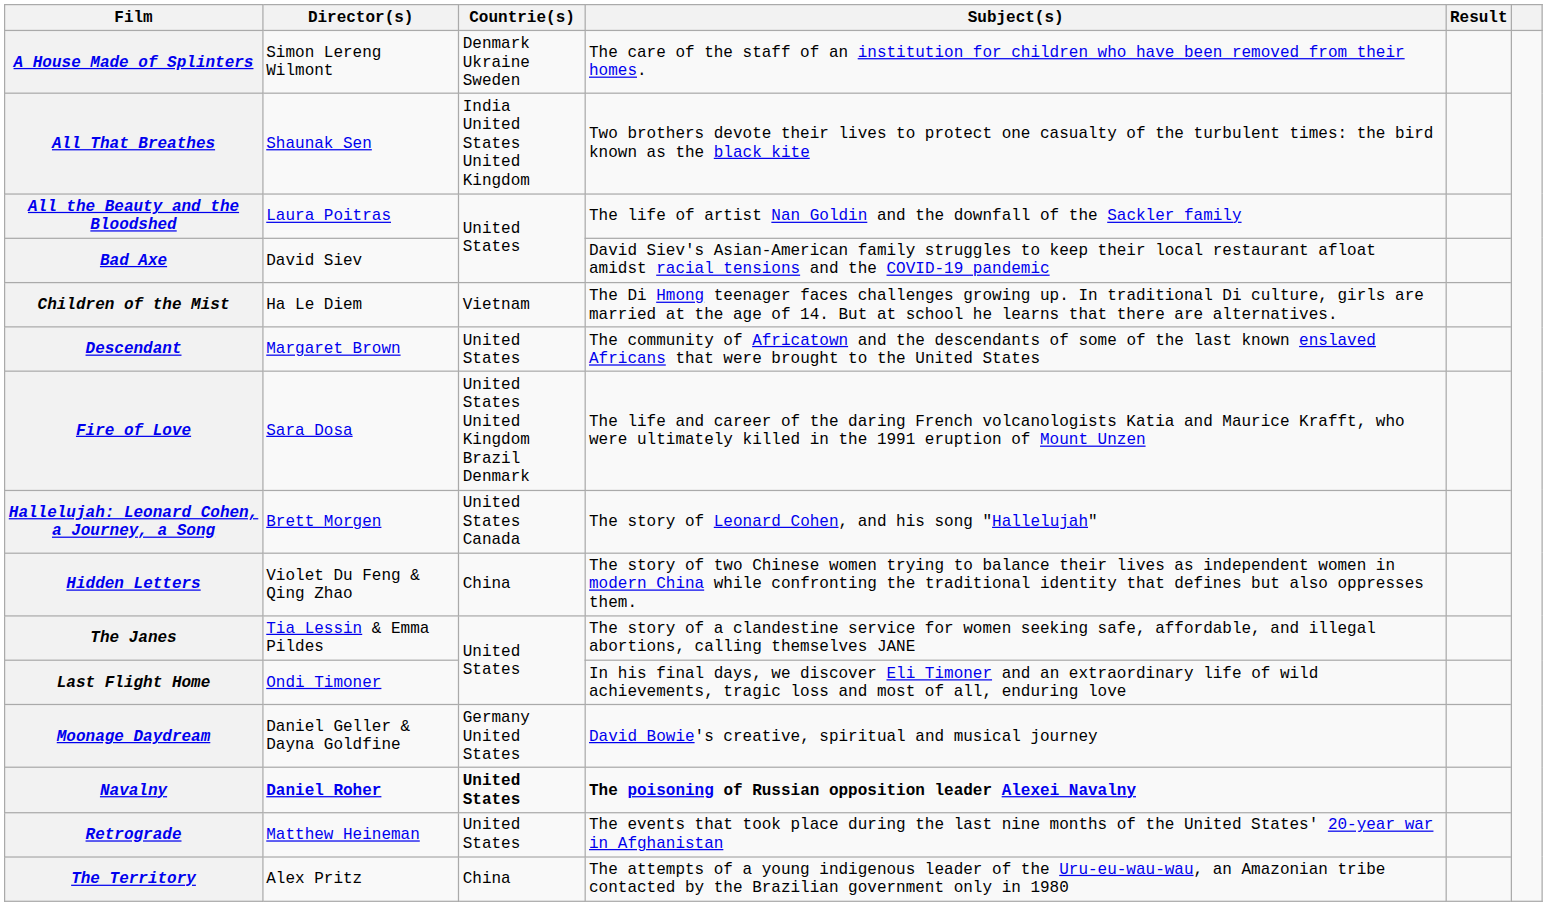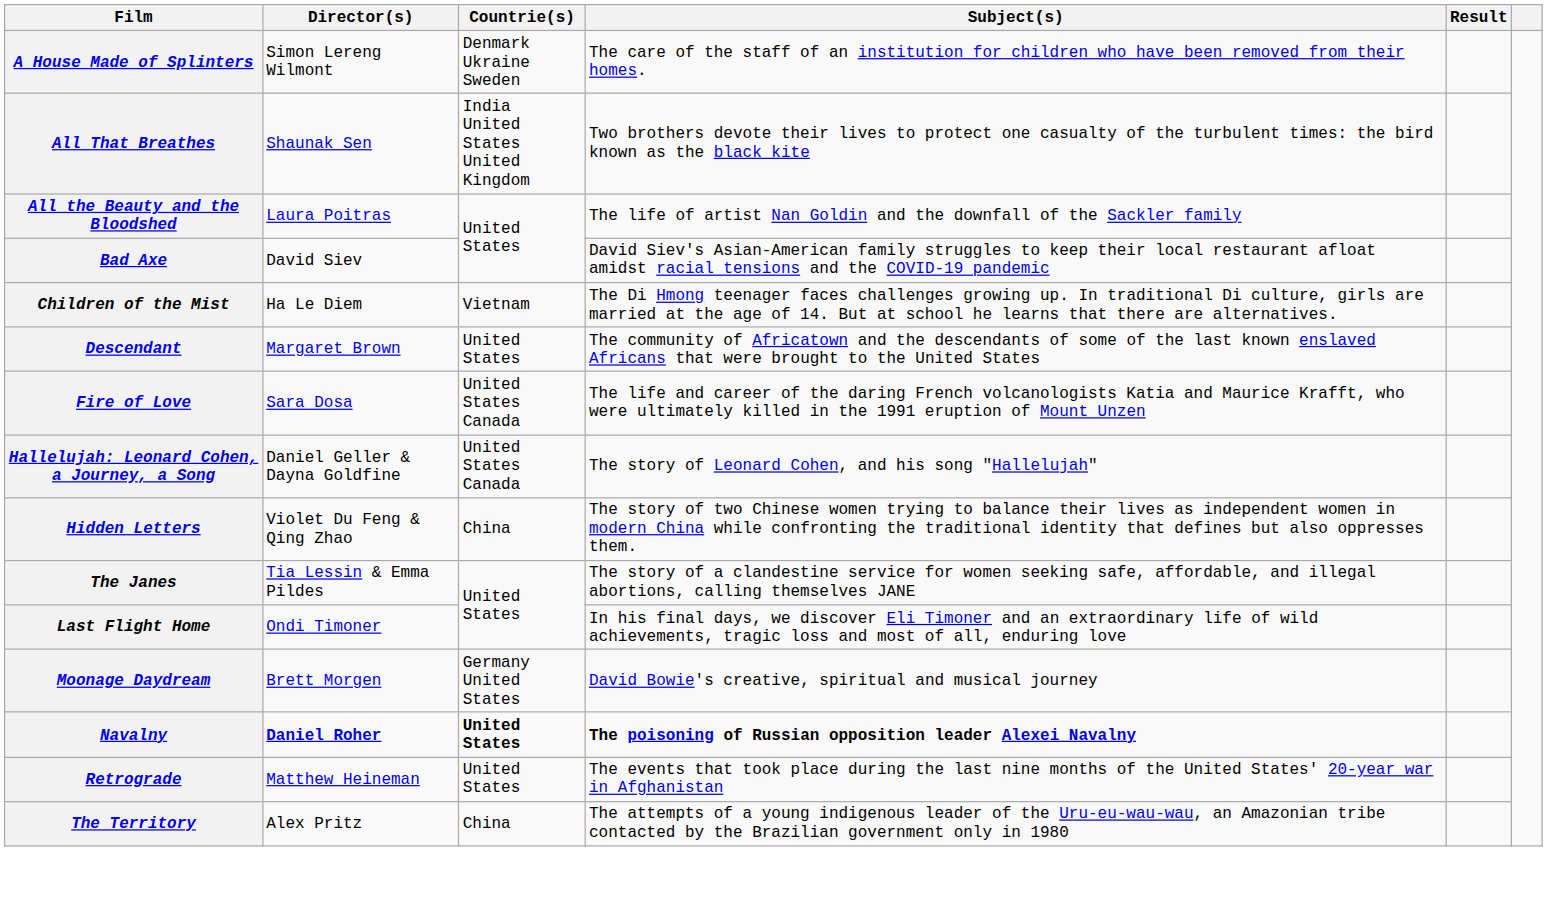(496, 431) United States United Kingdom Brazil Denmark -> (492, 403) United States Canada
(324, 521) Brett Morgen -> (338, 466) Daniel Geller & Dayna Goldfine
(338, 736) Daniel Geller & Dayna Goldfine -> (324, 681) Brett Morgen
